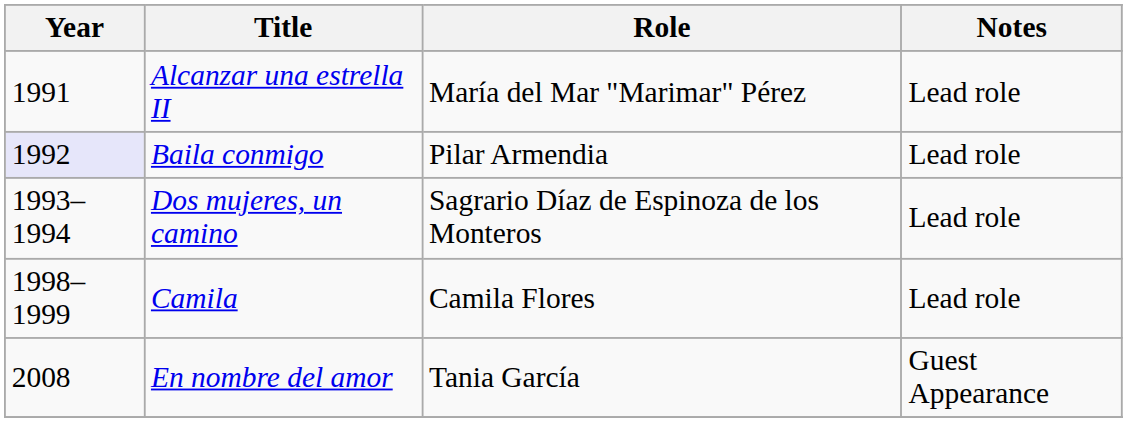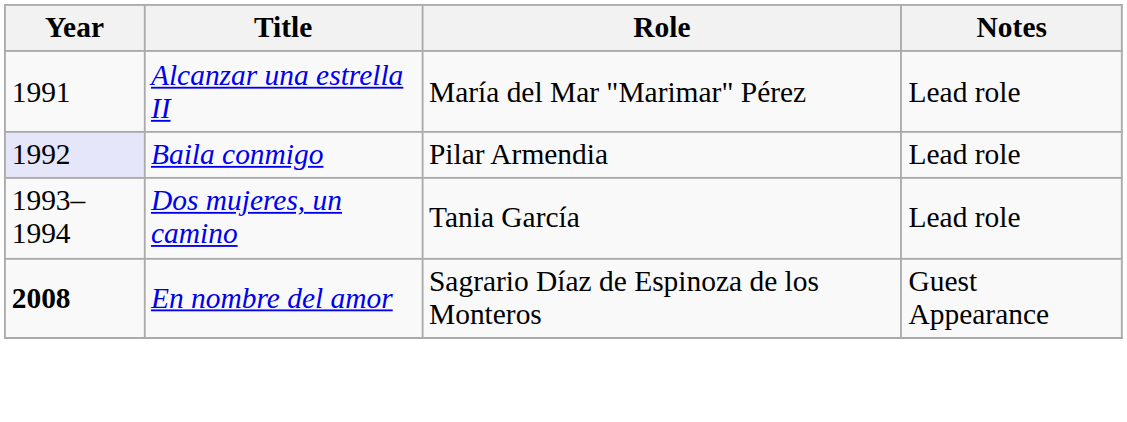(624, 217) Sagrario Díaz de Espinoza de los Monteros -> (504, 217) Tania García
- row: (194, 297)
(41, 377) normal -> (41, 297) bold
(504, 377) Tania García -> (624, 297) Sagrario Díaz de Espinoza de los Monteros
